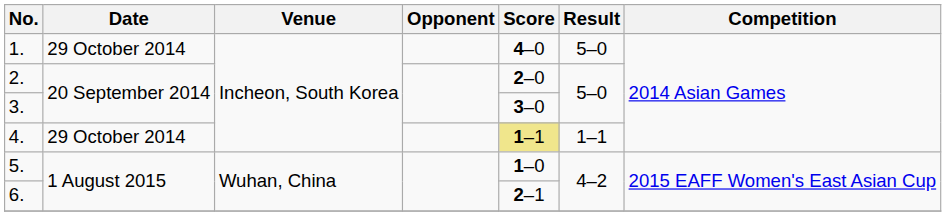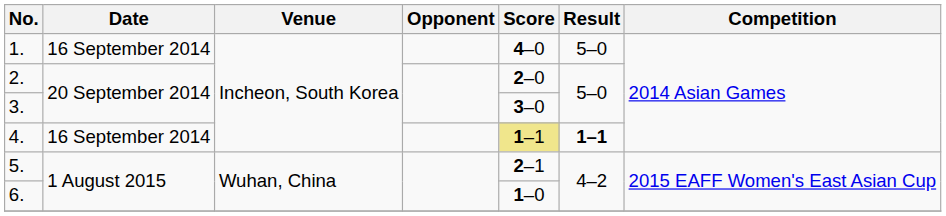(116, 48) 29 October 2014 -> (129, 48) 16 September 2014
(116, 136) 29 October 2014 -> (129, 136) 16 September 2014
(592, 136) normal -> (592, 136) bold
(529, 166) 1–0 -> (529, 166) 2–1
(529, 195) 2–1 -> (529, 195) 1–0
